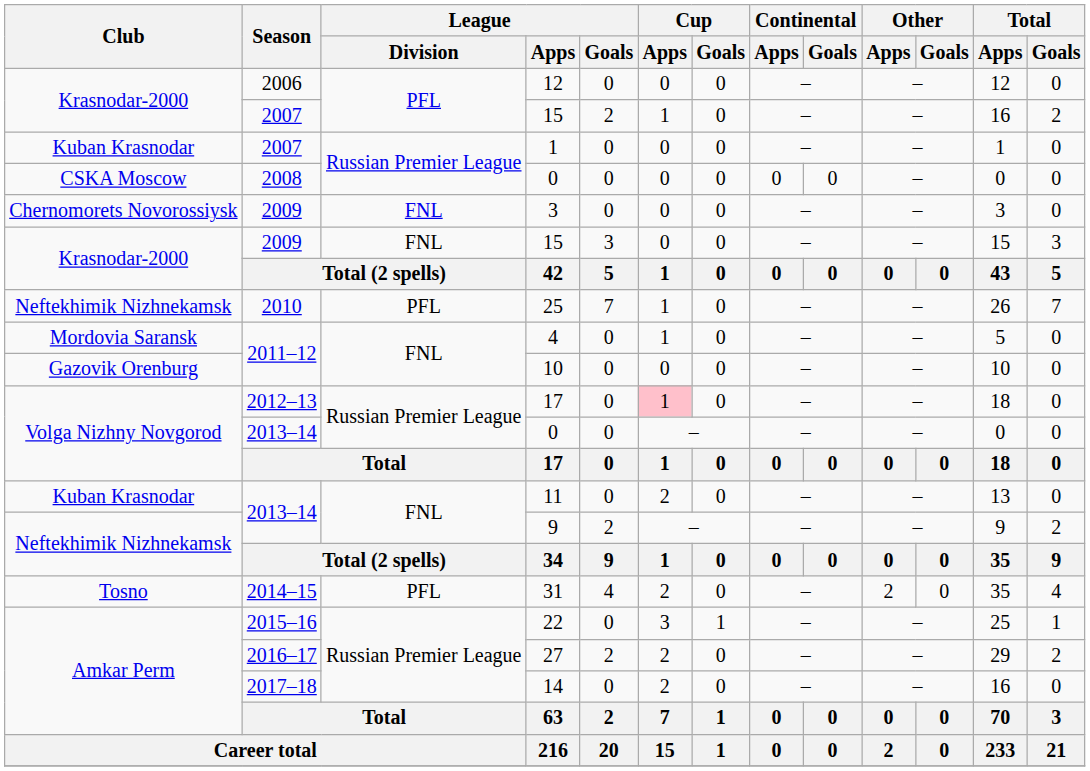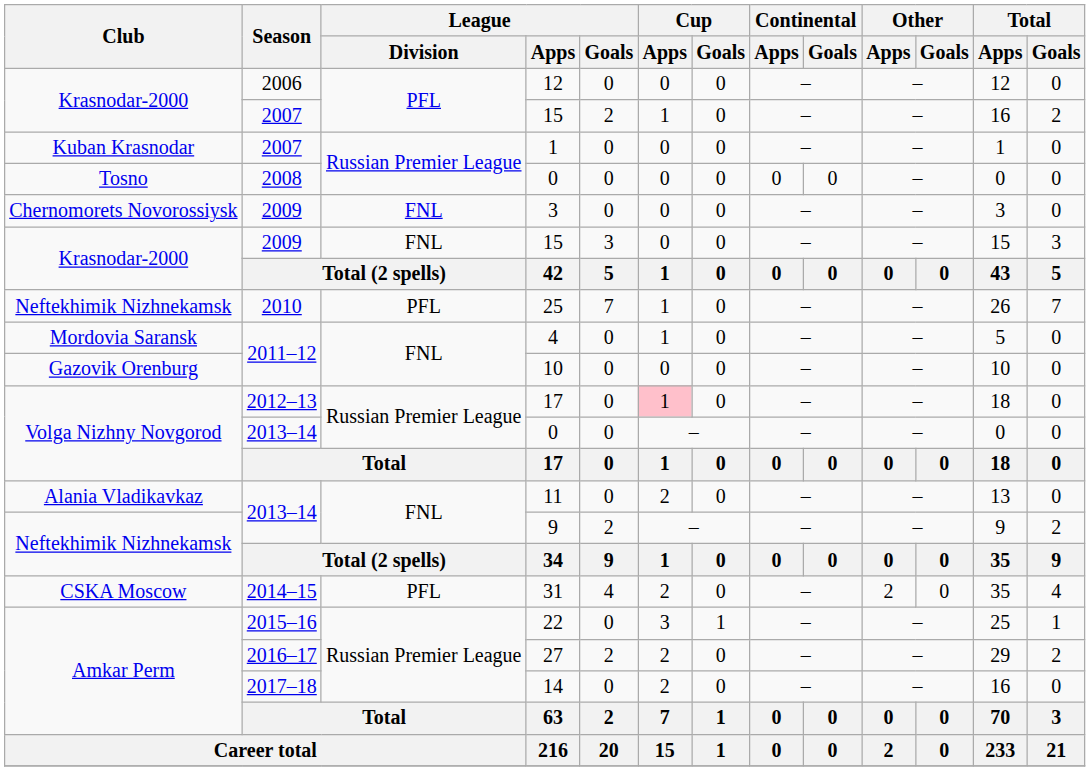(123, 178) CSKA Moscow -> (123, 178) Tosno
(123, 496) Kuban Krasnodar -> (123, 496) Alania Vladikavkaz
(123, 591) Tosno -> (123, 591) CSKA Moscow
